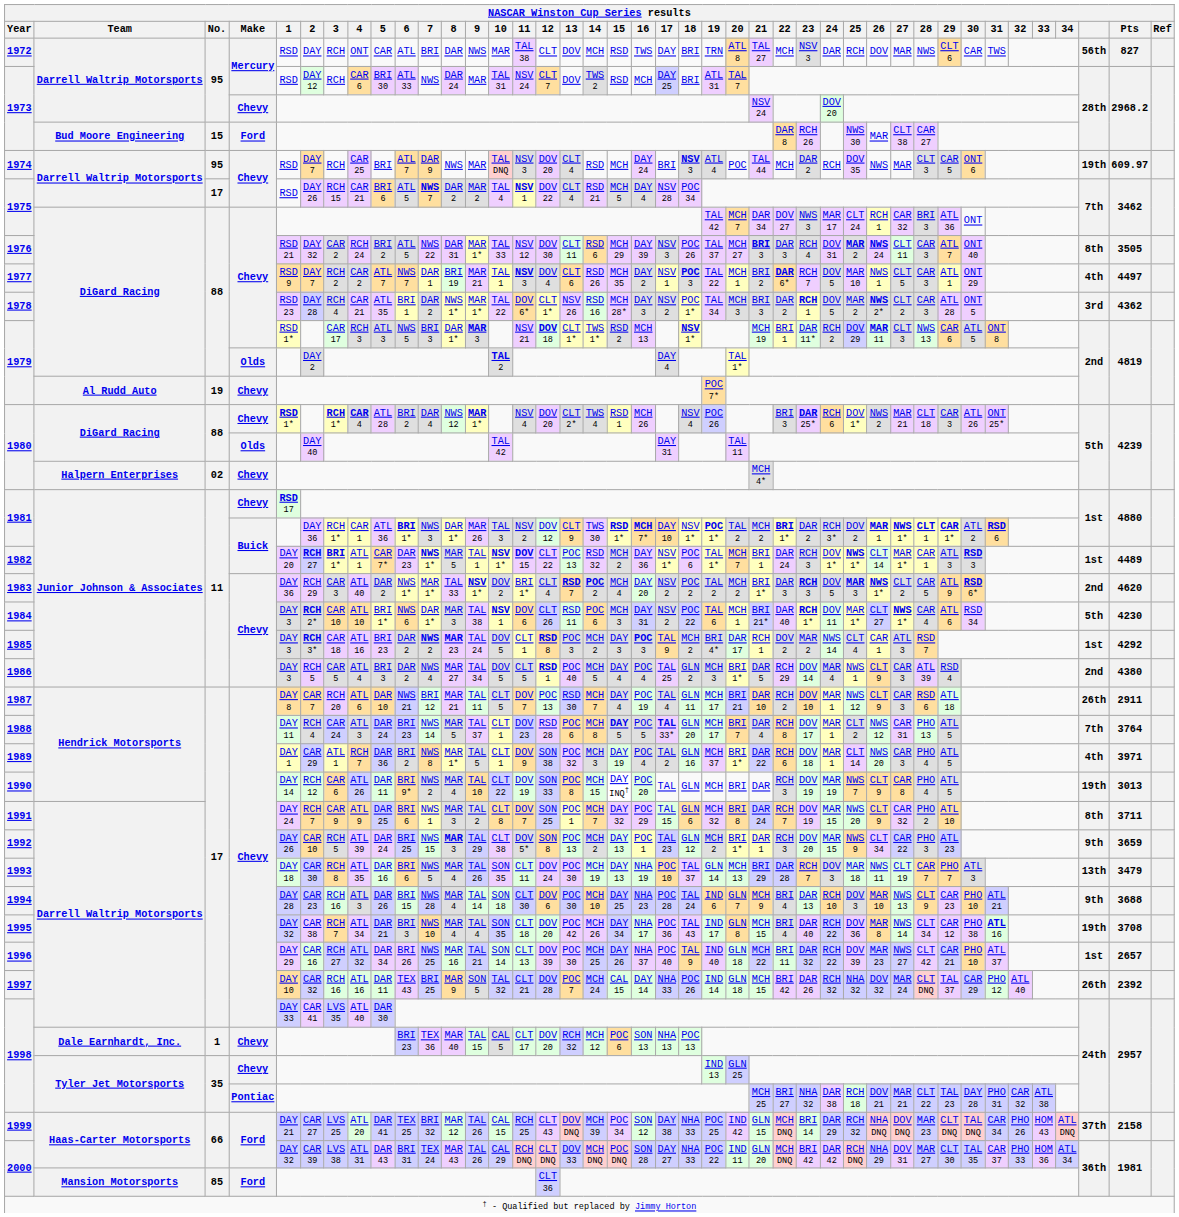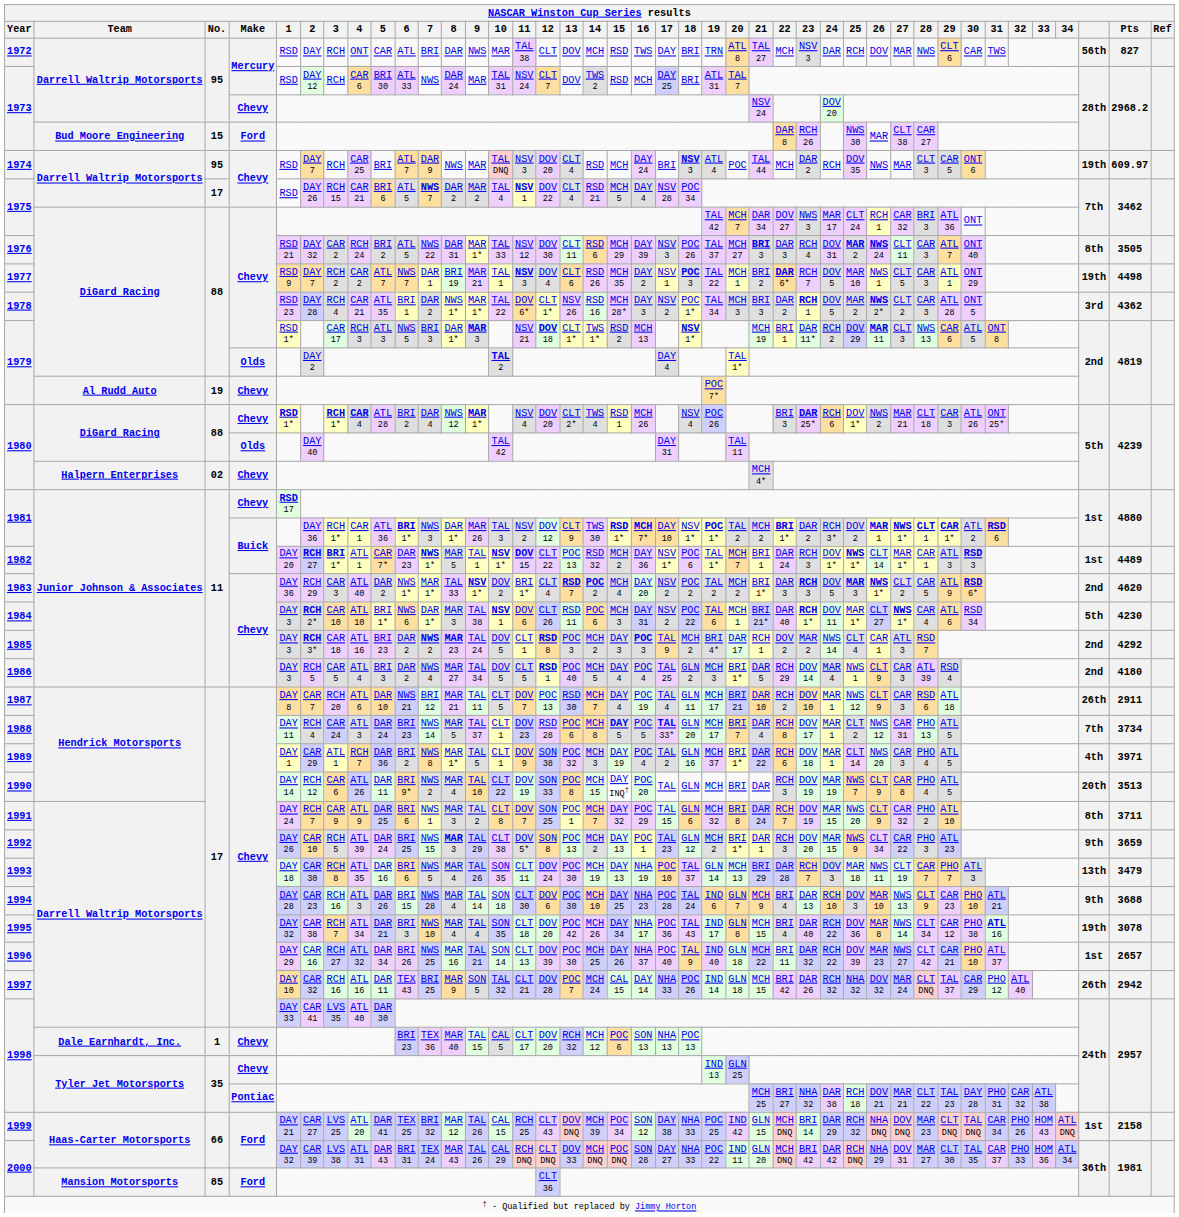(1094, 277) 4th -> (1094, 277) 19th
(1130, 277) 4497 -> (1130, 277) 4498
(1094, 644) 1st -> (1094, 644) 2nd
(1130, 673) 4380 -> (1130, 673) 4180
(1130, 729) 3764 -> (1130, 729) 3734
(1094, 786) 19th -> (1094, 786) 20th
(1130, 786) 3013 -> (1130, 786) 3513
(1130, 928) 3708 -> (1130, 928) 3078
(1130, 985) 2392 -> (1130, 985) 2942
(1094, 1126) 37th -> (1094, 1126) 1st
